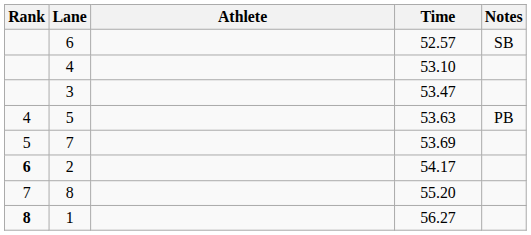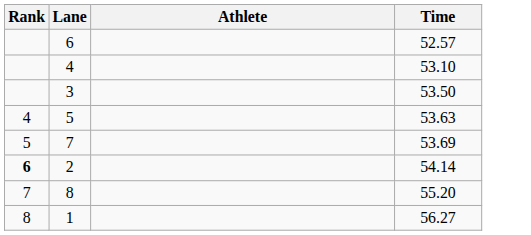- column: (504, 17)
(438, 92) 53.47 -> (438, 92) 53.50
(438, 167) 54.17 -> (438, 167) 54.14
(27, 218) bold -> (27, 218) normal
